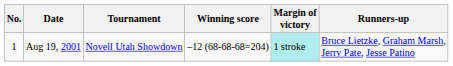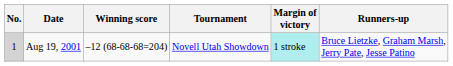columns swapped: (134, 18) <-> (228, 18)
(14, 47) no background -> (14, 47) lightgrey background
